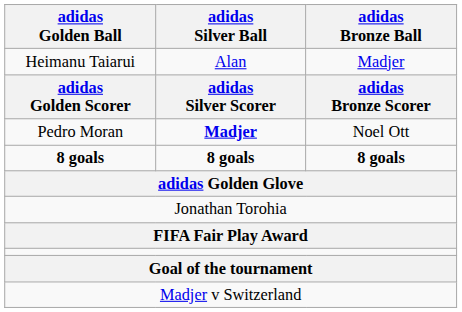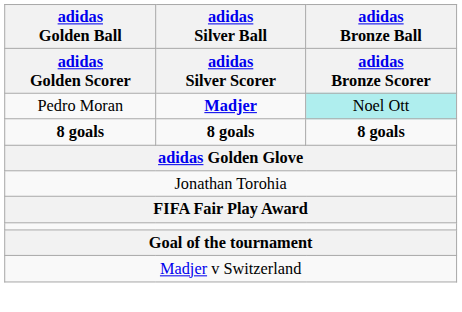- row: (80, 61)
(381, 131) no background -> (381, 105) paleturquoise background
